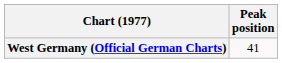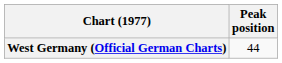(253, 48) 41 -> (253, 48) 44
